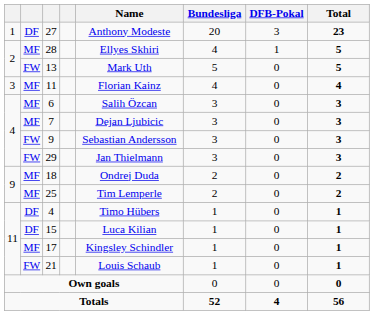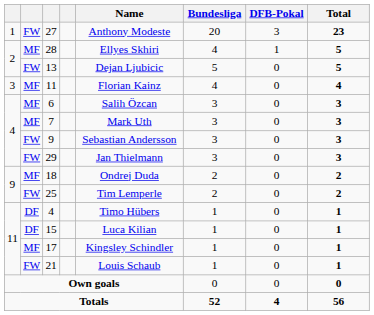(32, 31) DF -> (32, 31) FW
(129, 67) Mark Uth -> (129, 67) Dejan Ljubicic
(129, 121) Dejan Ljubicic -> (129, 121) Mark Uth
(32, 193) MF -> (32, 193) FW
